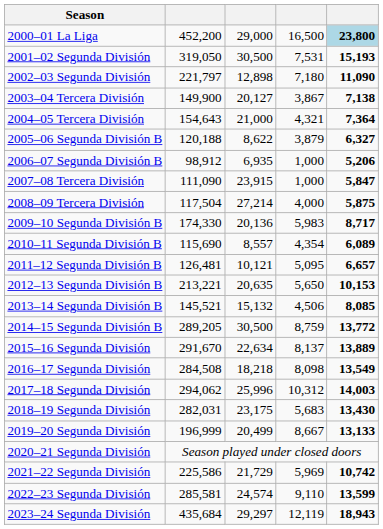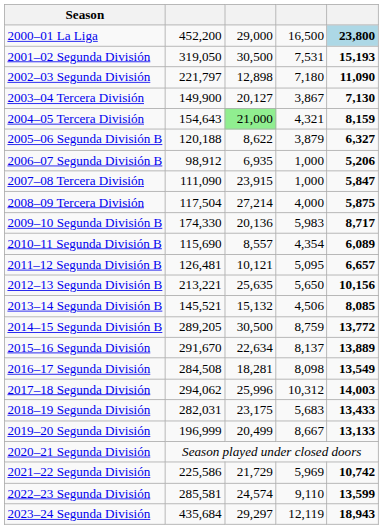(360, 98) 7,138 -> (360, 98) 7,130
(255, 118) no background -> (255, 118) lightgreen background
(360, 118) 7,364 -> (360, 118) 8,159
(255, 285) 20,635 -> (255, 285) 25,635
(357, 285) 10,153 -> (357, 285) 10,156
(255, 368) 18,218 -> (255, 368) 18,281
(357, 410) 13,430 -> (357, 410) 13,433
